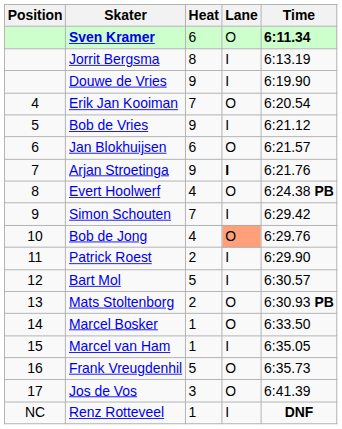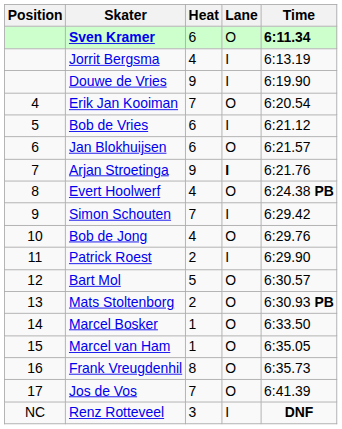(192, 59) 8 -> (192, 59) 4
(192, 125) 9 -> (192, 125) 6
(231, 236) lightsalmon background -> (231, 236) no background
(227, 280) I -> (231, 280) O
(227, 346) I -> (231, 346) O
(192, 368) 5 -> (192, 368) 8
(192, 390) 3 -> (192, 390) 7
(192, 412) 1 -> (192, 412) 3
